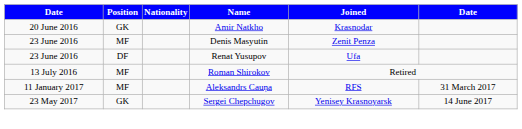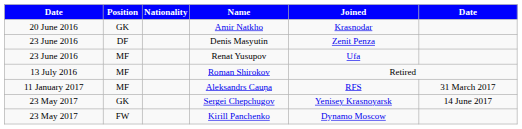(123, 42) MF -> (123, 42) DF
(123, 57) DF -> (123, 57) MF
+ row: (239, 117)
